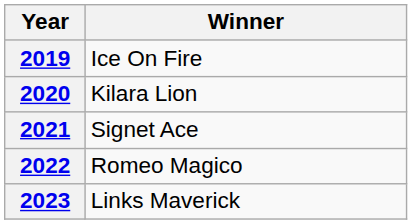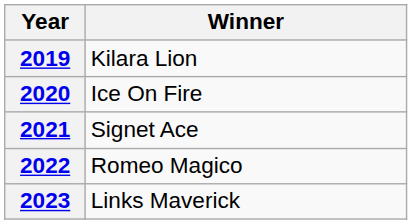(147, 58) Ice On Fire -> (144, 58) Kilara Lion
(144, 93) Kilara Lion -> (147, 93) Ice On Fire
